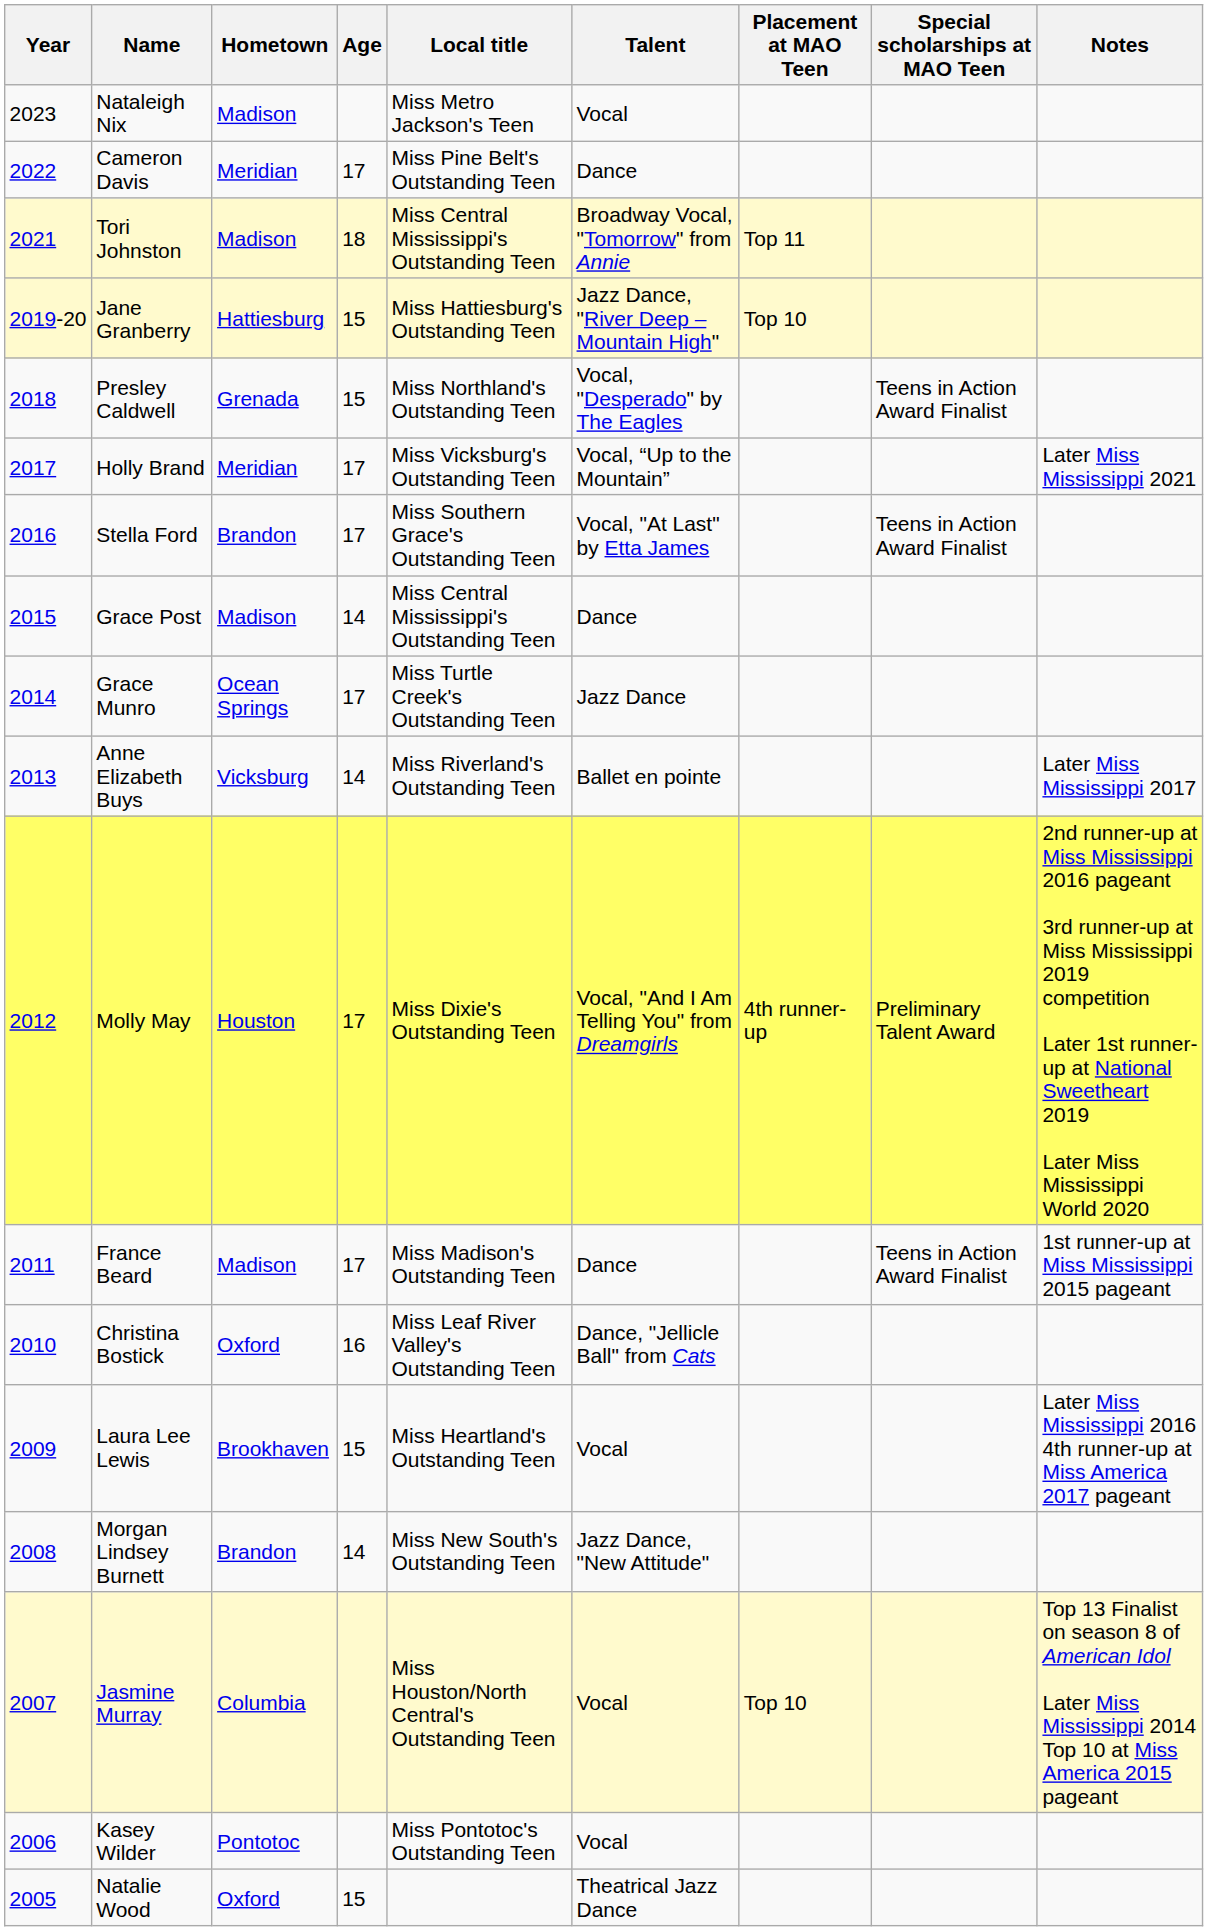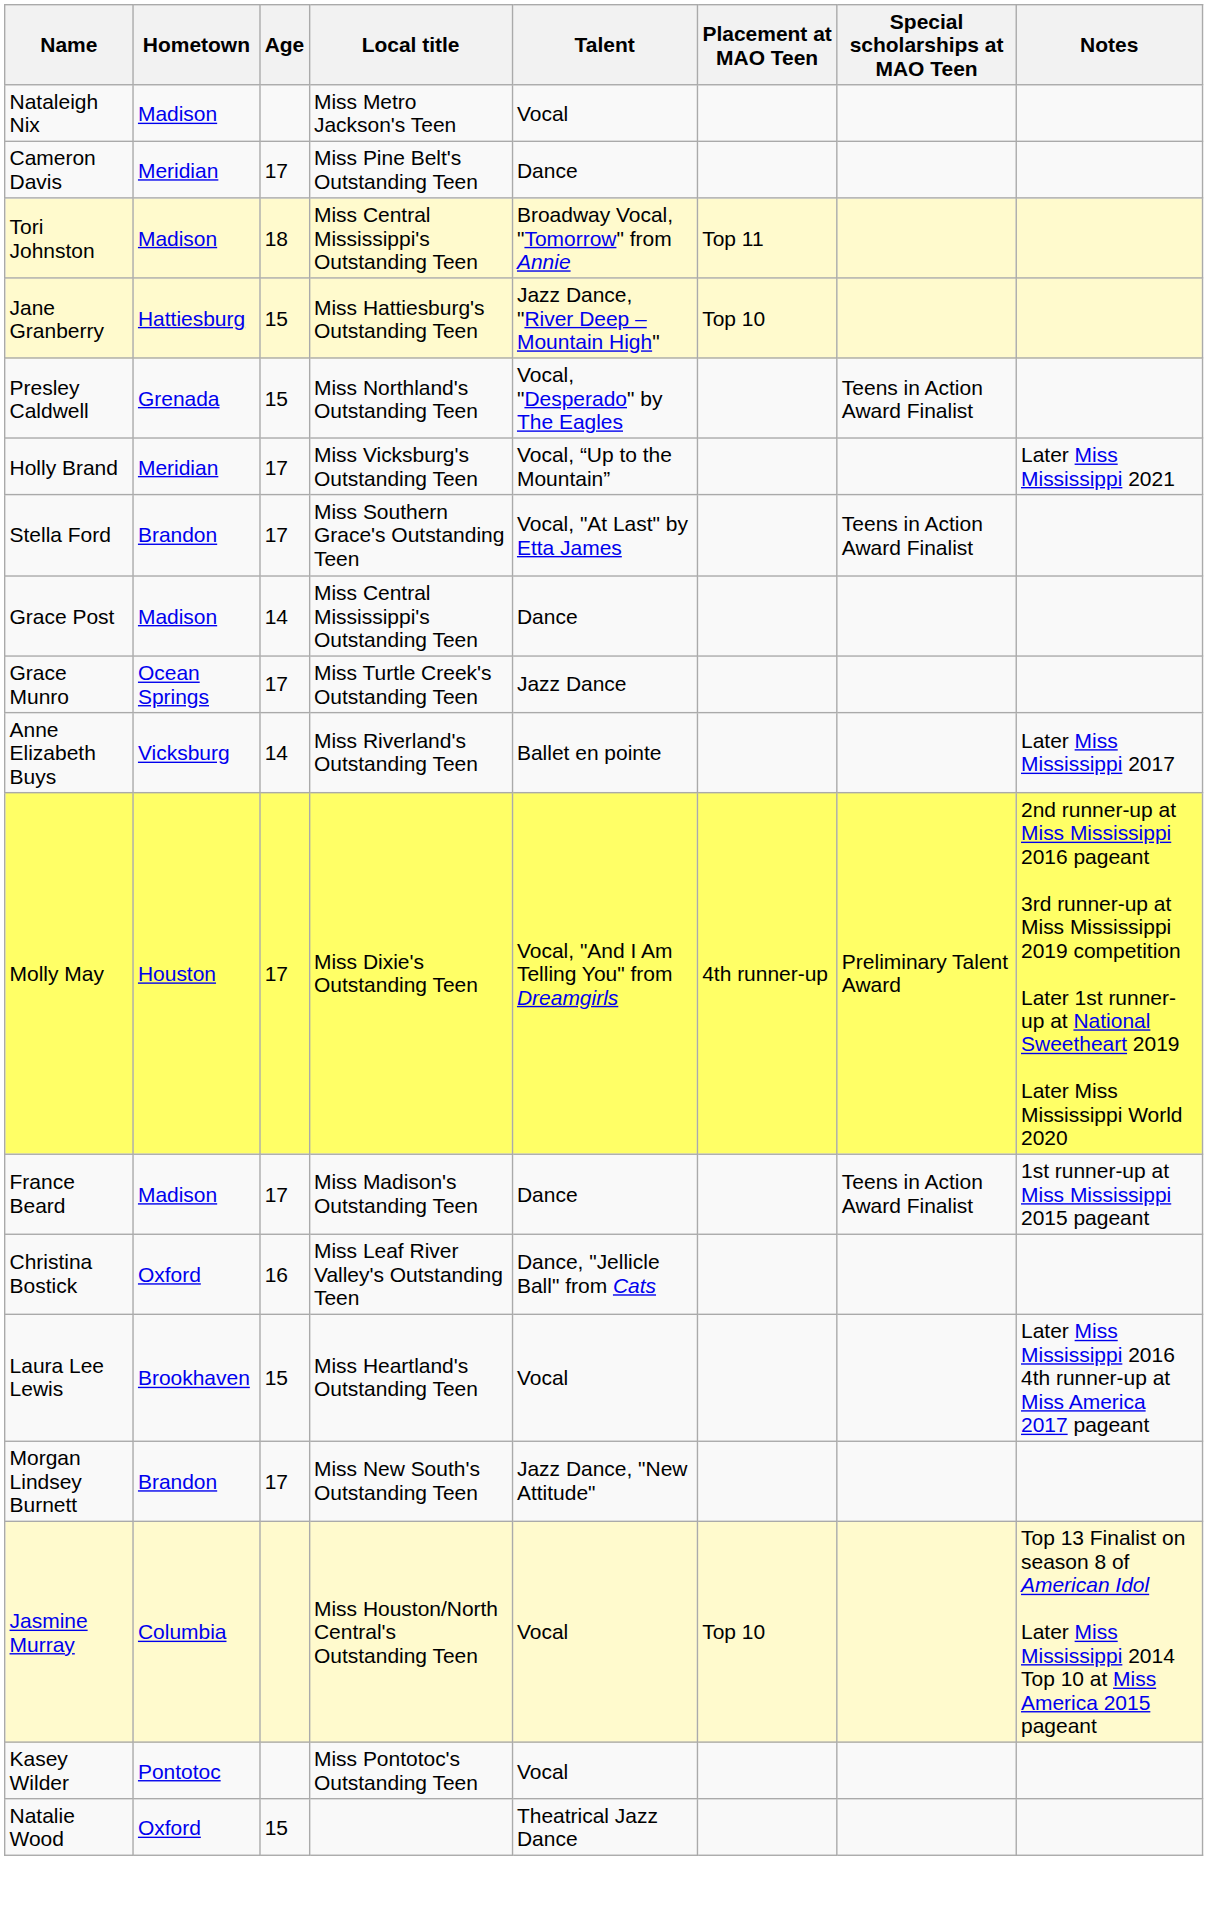- column: (48, 45)
(354, 1552) 14 -> (276, 1481) 17
